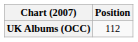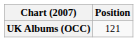(113, 28) 112 -> (113, 28) 121
